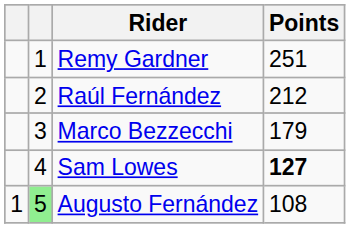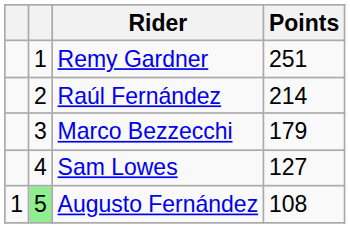(288, 95) 212 -> (288, 95) 214
(288, 167) bold -> (288, 167) normal
